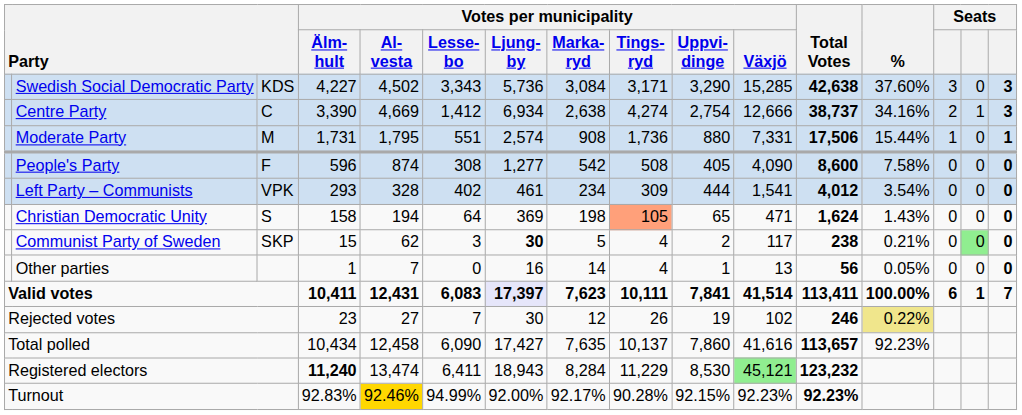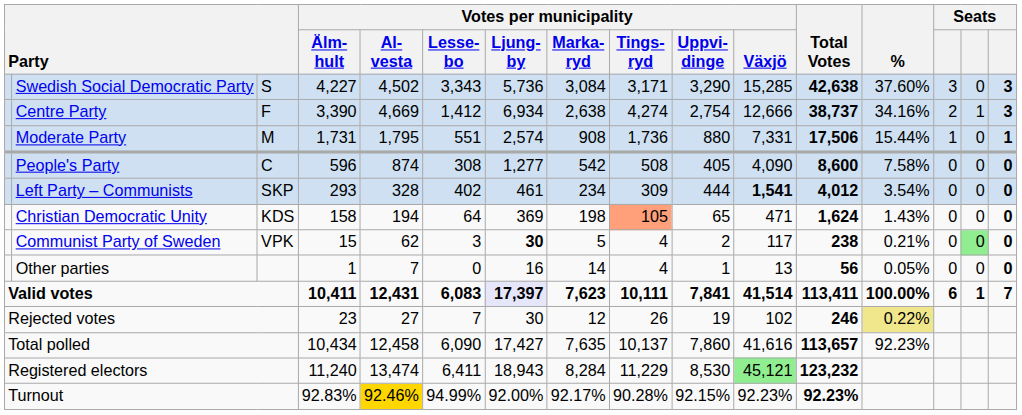(278, 86) KDS -> (267, 86) S
(267, 112) C -> (266, 112) F
(266, 165) F -> (267, 165) C
(277, 191) VPK -> (277, 191) SKP
(772, 191) normal -> (772, 191) bold
(267, 216) S -> (278, 216) KDS
(277, 242) SKP -> (277, 242) VPK
(332, 370) bold -> (333, 370) normal
